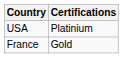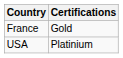rows swapped: (23, 45) <-> (17, 28)
